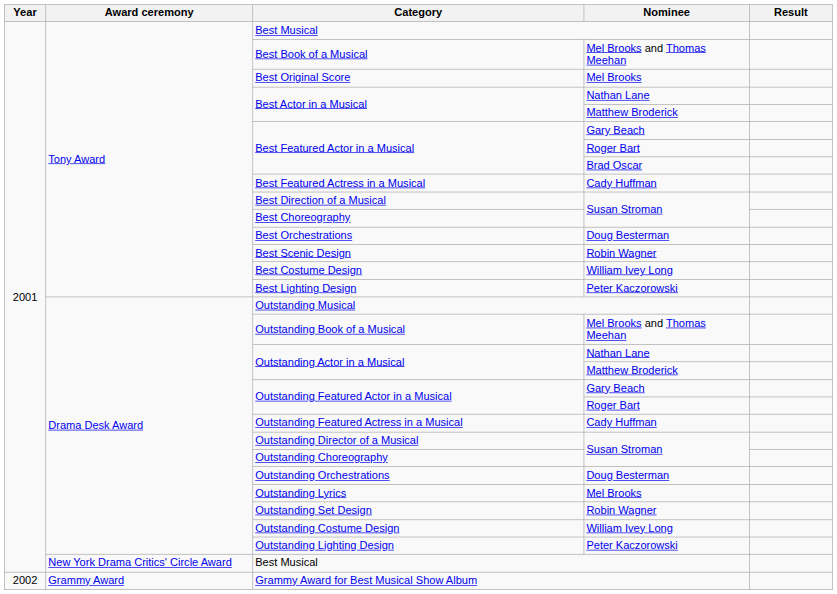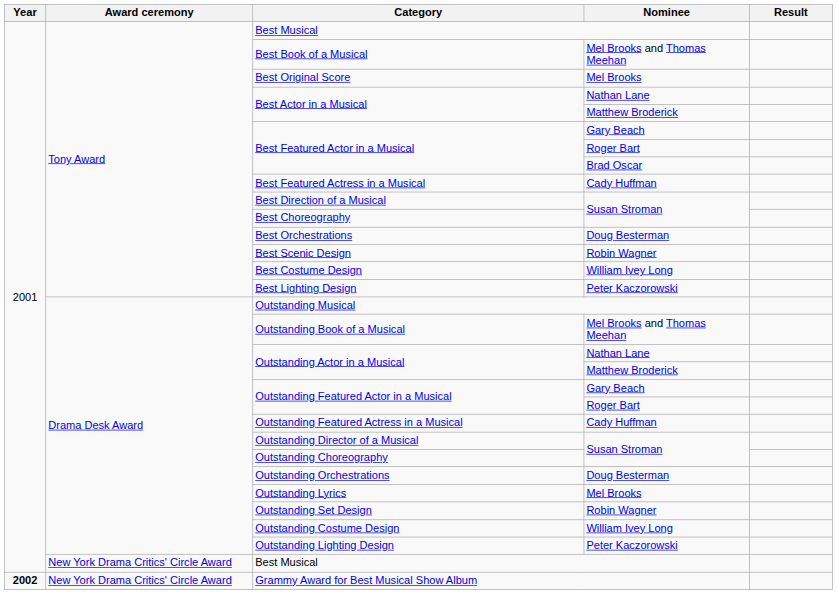(25, 580) normal -> (25, 580) bold
(86, 580) Grammy Award -> (140, 580) New York Drama Critics' Circle Award
